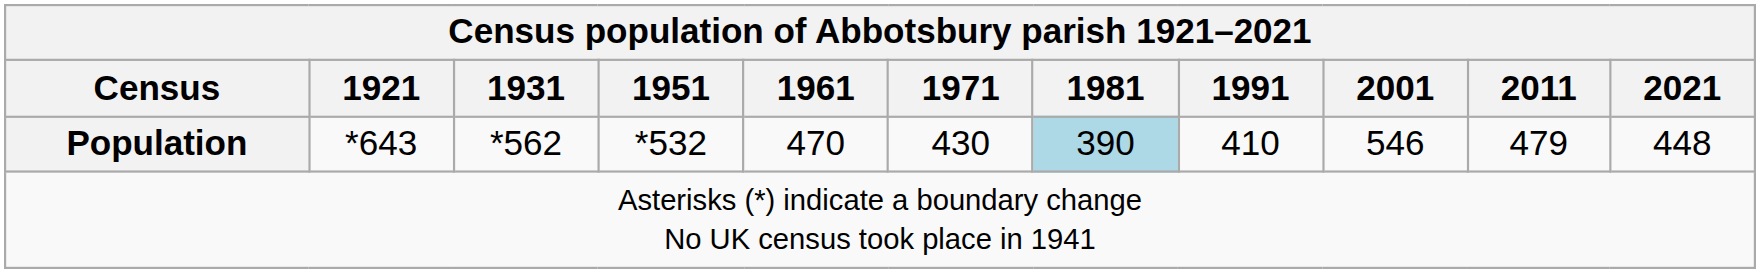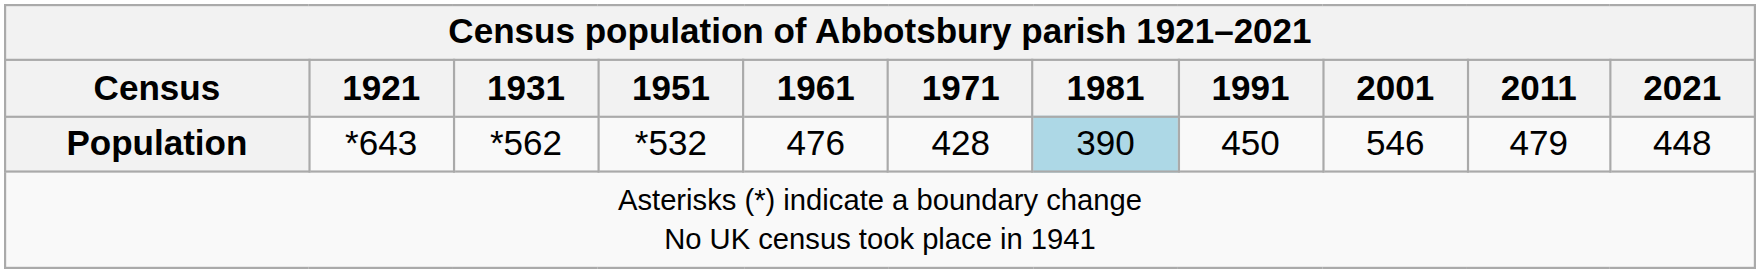(816, 143) 470 -> (816, 143) 476
(961, 143) 430 -> (961, 143) 428
(1250, 143) 410 -> (1250, 143) 450
